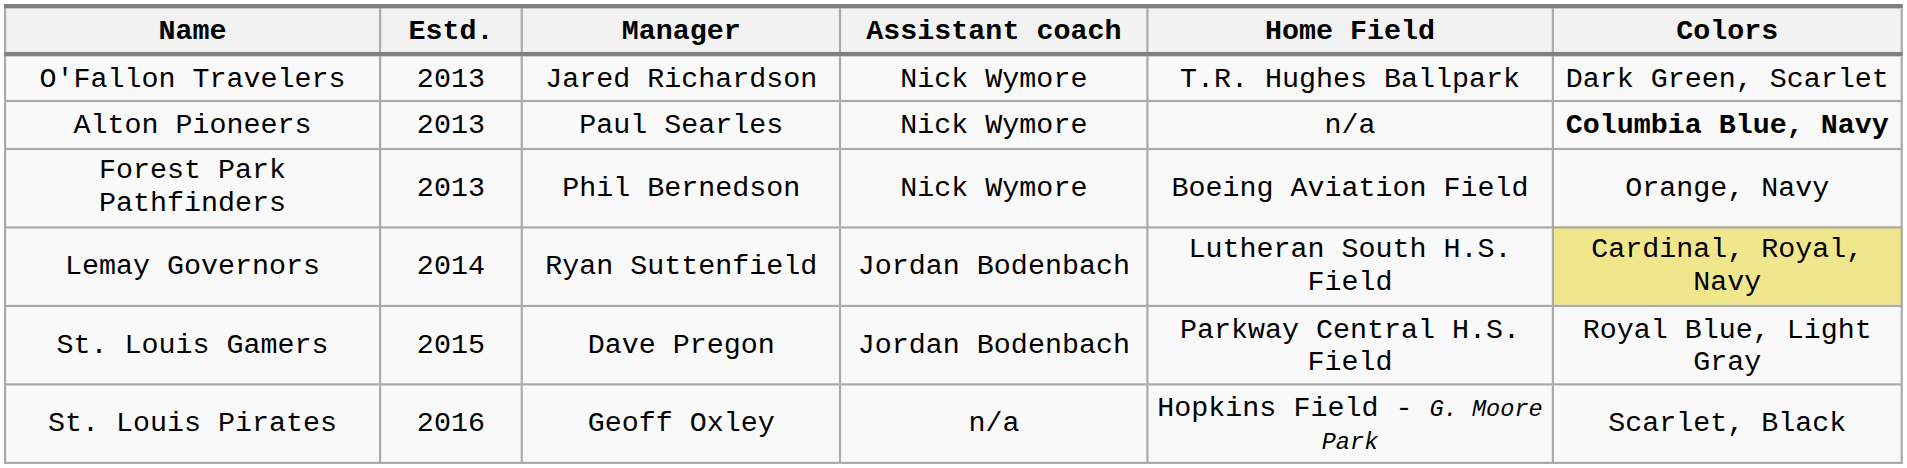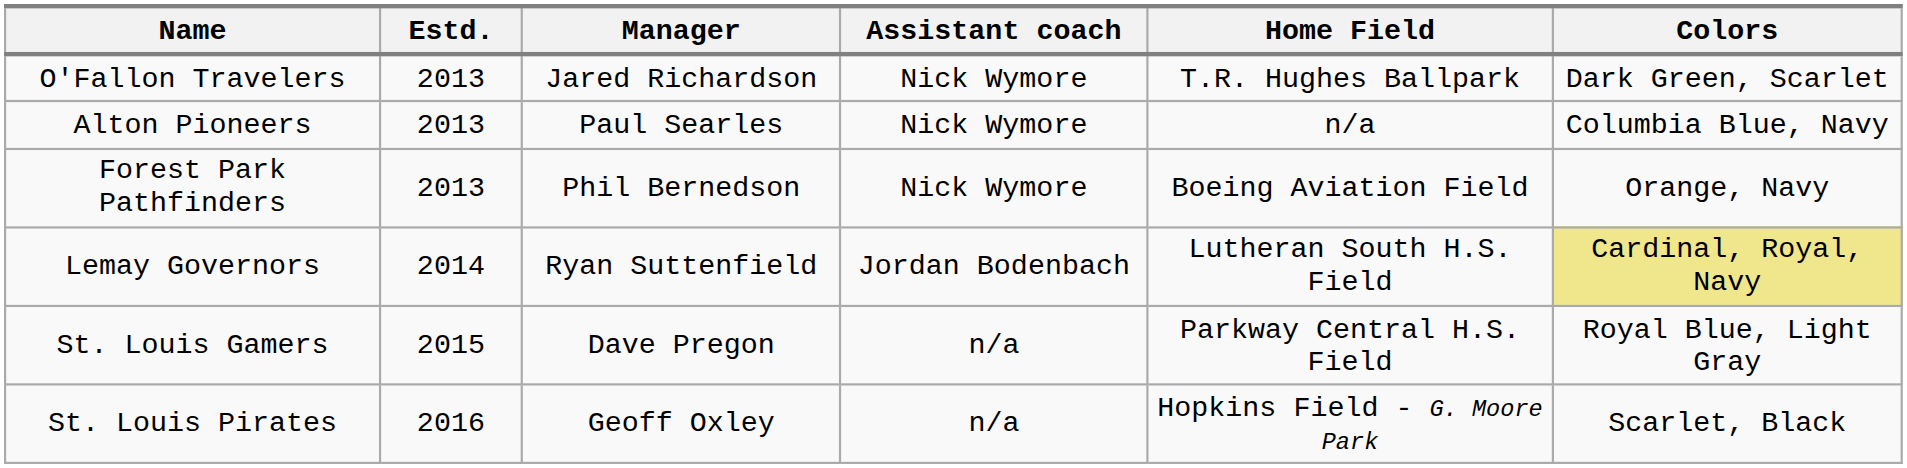(1727, 125) bold -> (1727, 125) normal
(994, 345) Jordan Bodenbach -> (994, 345) n/a
